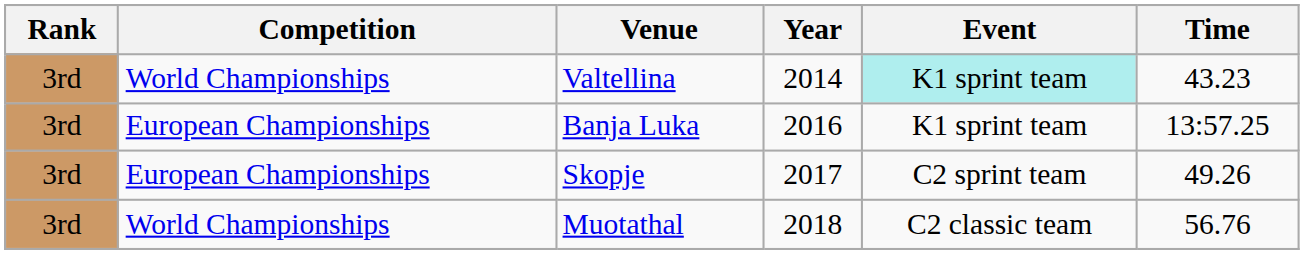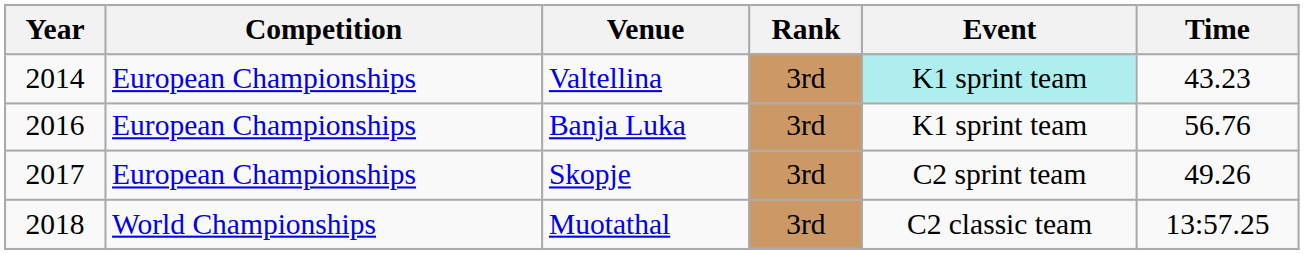columns swapped: (813, 29) <-> (62, 29)
(258, 77) World Championships -> (264, 77) European Championships
(1217, 126) 13:57.25 -> (1217, 126) 56.76
(1217, 223) 56.76 -> (1217, 223) 13:57.25
